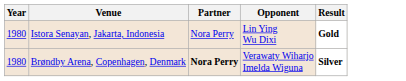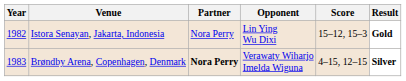+ column: (343, 12)
(16, 34) 1980 -> (16, 34) 1982
(16, 62) 1980 -> (16, 62) 1983
